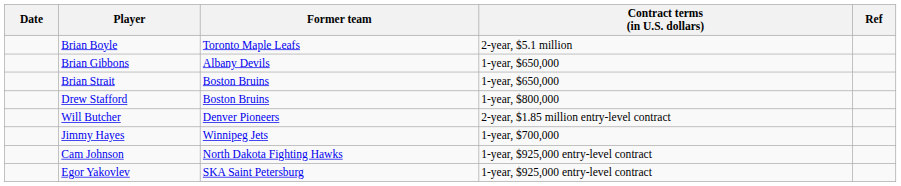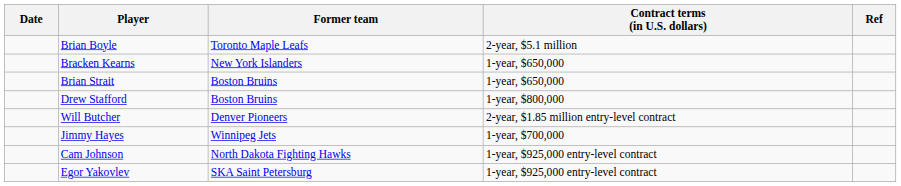- row: (95, 63)
+ row: (98, 63)
